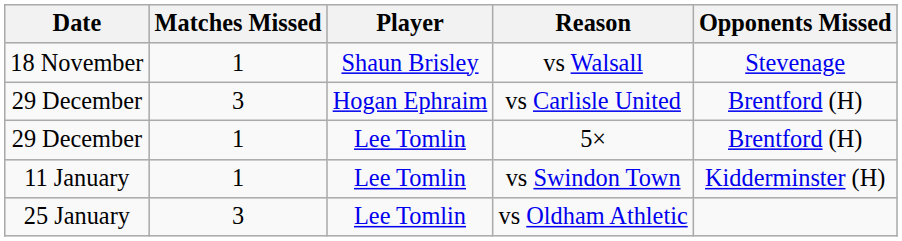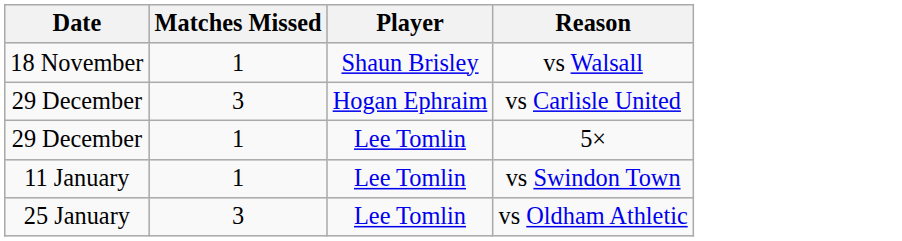- column: (795, 23)
